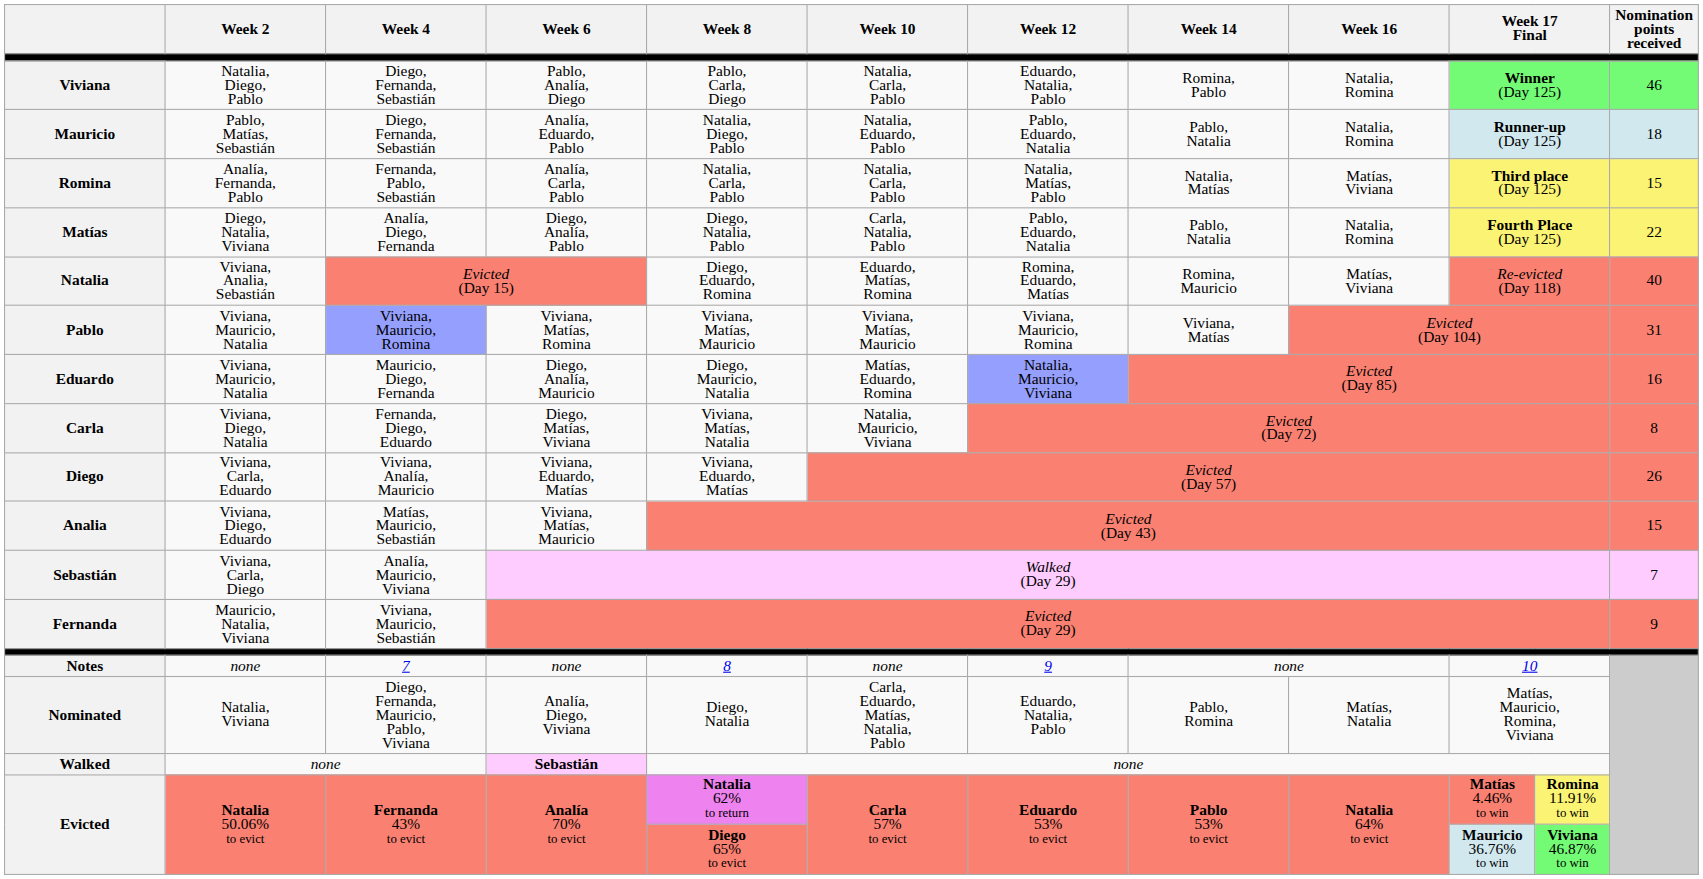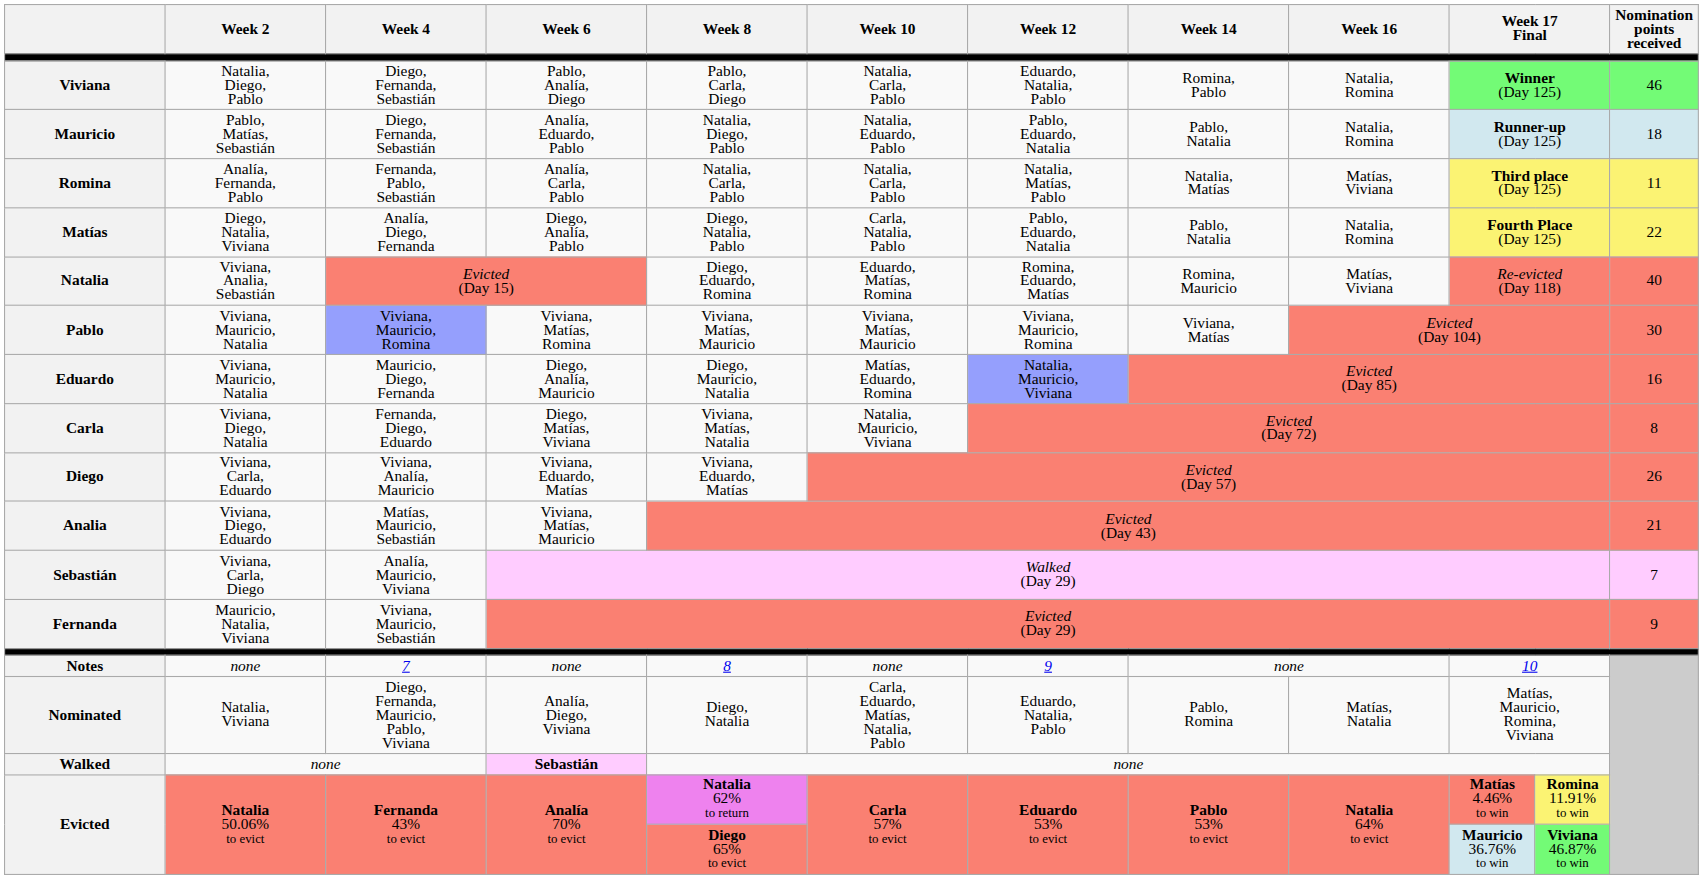(1654, 183) 15 -> (1654, 183) 11
(1654, 330) 31 -> (1654, 330) 30
(1654, 526) 15 -> (1654, 526) 21
